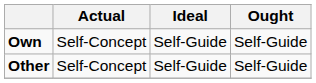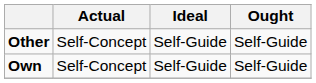rows swapped: (25, 41) <-> (29, 66)
